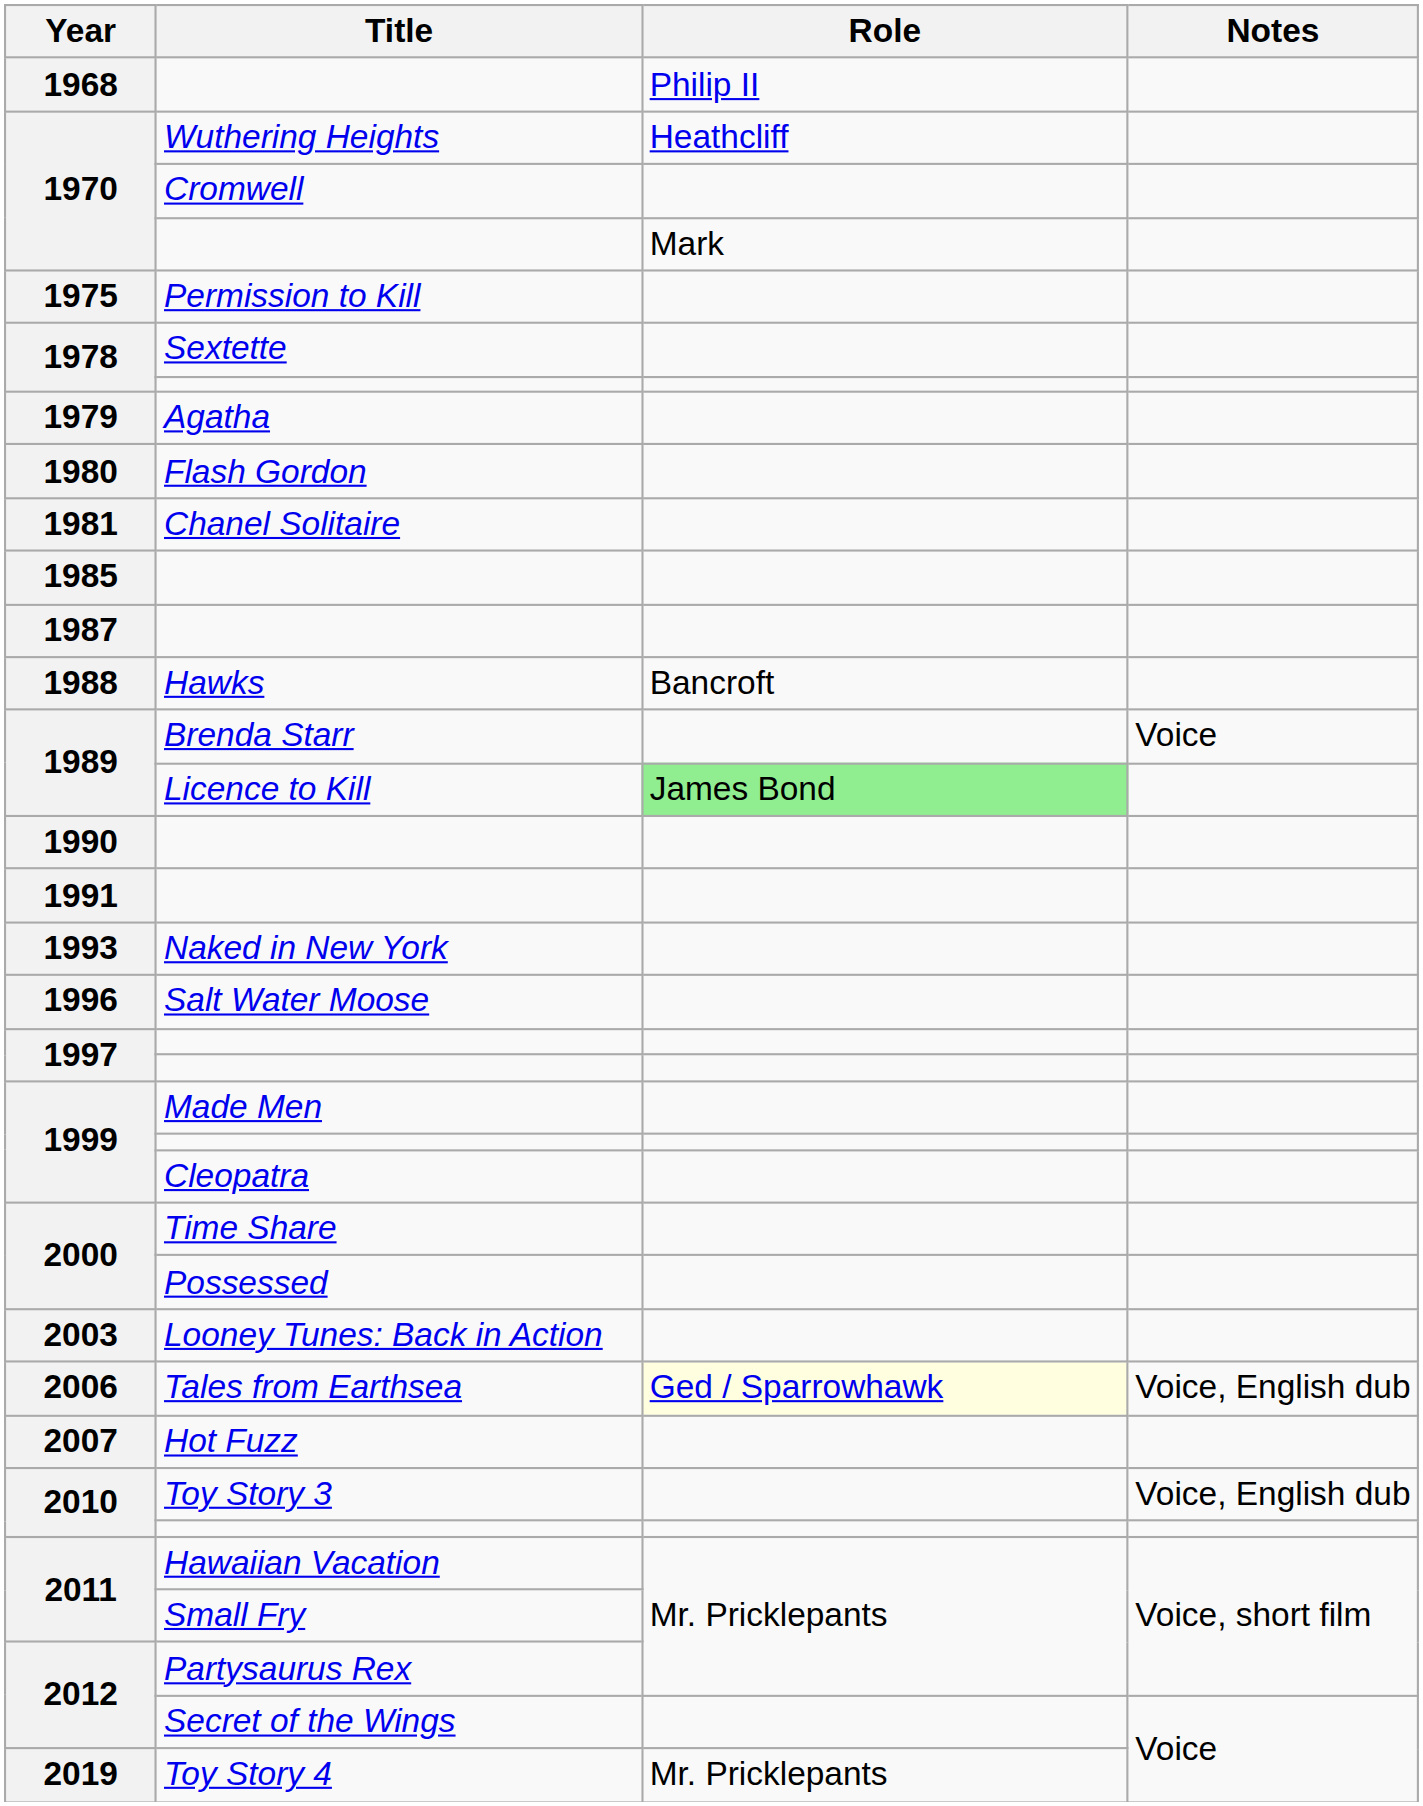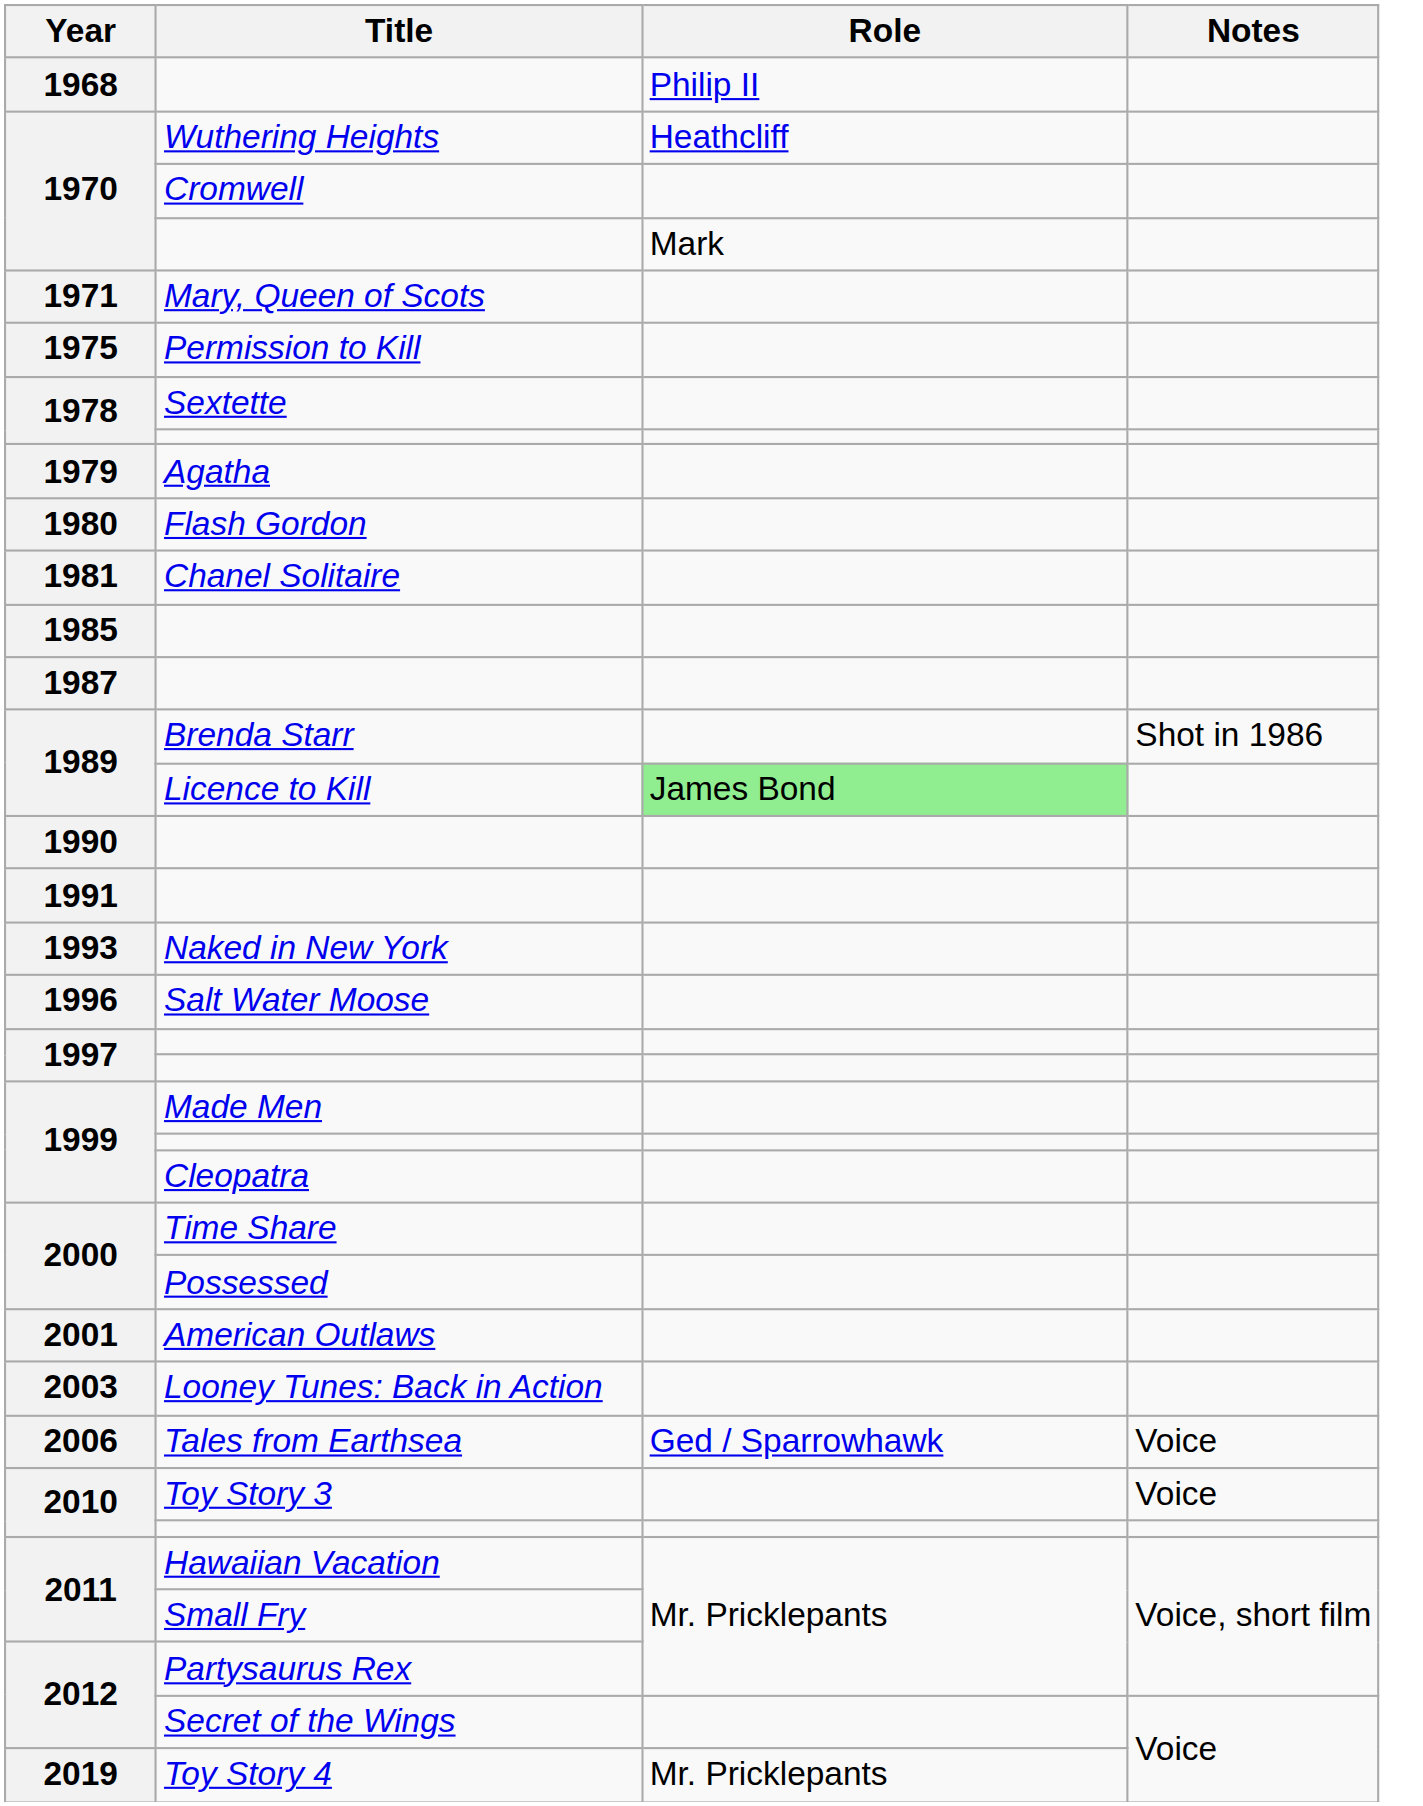+ row: (81, 296)
- row: (81, 682)
(1176, 735) Voice -> (1229, 735) Shot in 1986
+ row: (81, 1334)
(797, 1387) lightyellow background -> (797, 1440) no background
(1273, 1387) Voice, English dub -> (1176, 1440) Voice
- row: (81, 1440)
(1273, 1493) Voice, English dub -> (1176, 1493) Voice
